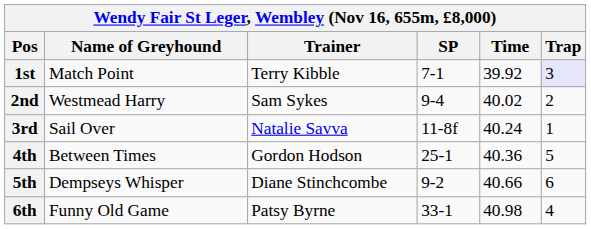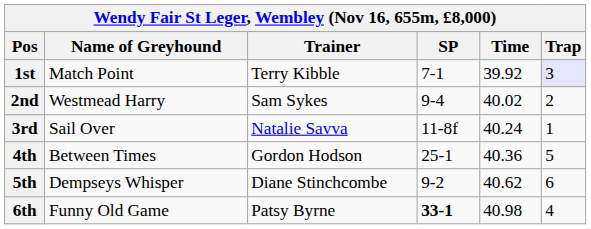(503, 182) 40.66 -> (503, 182) 40.62
(437, 210) normal -> (437, 210) bold
